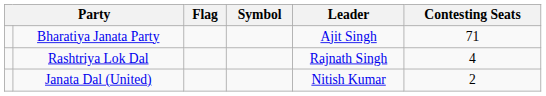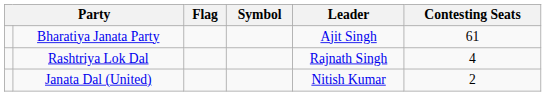(473, 36) 71 -> (473, 36) 61
